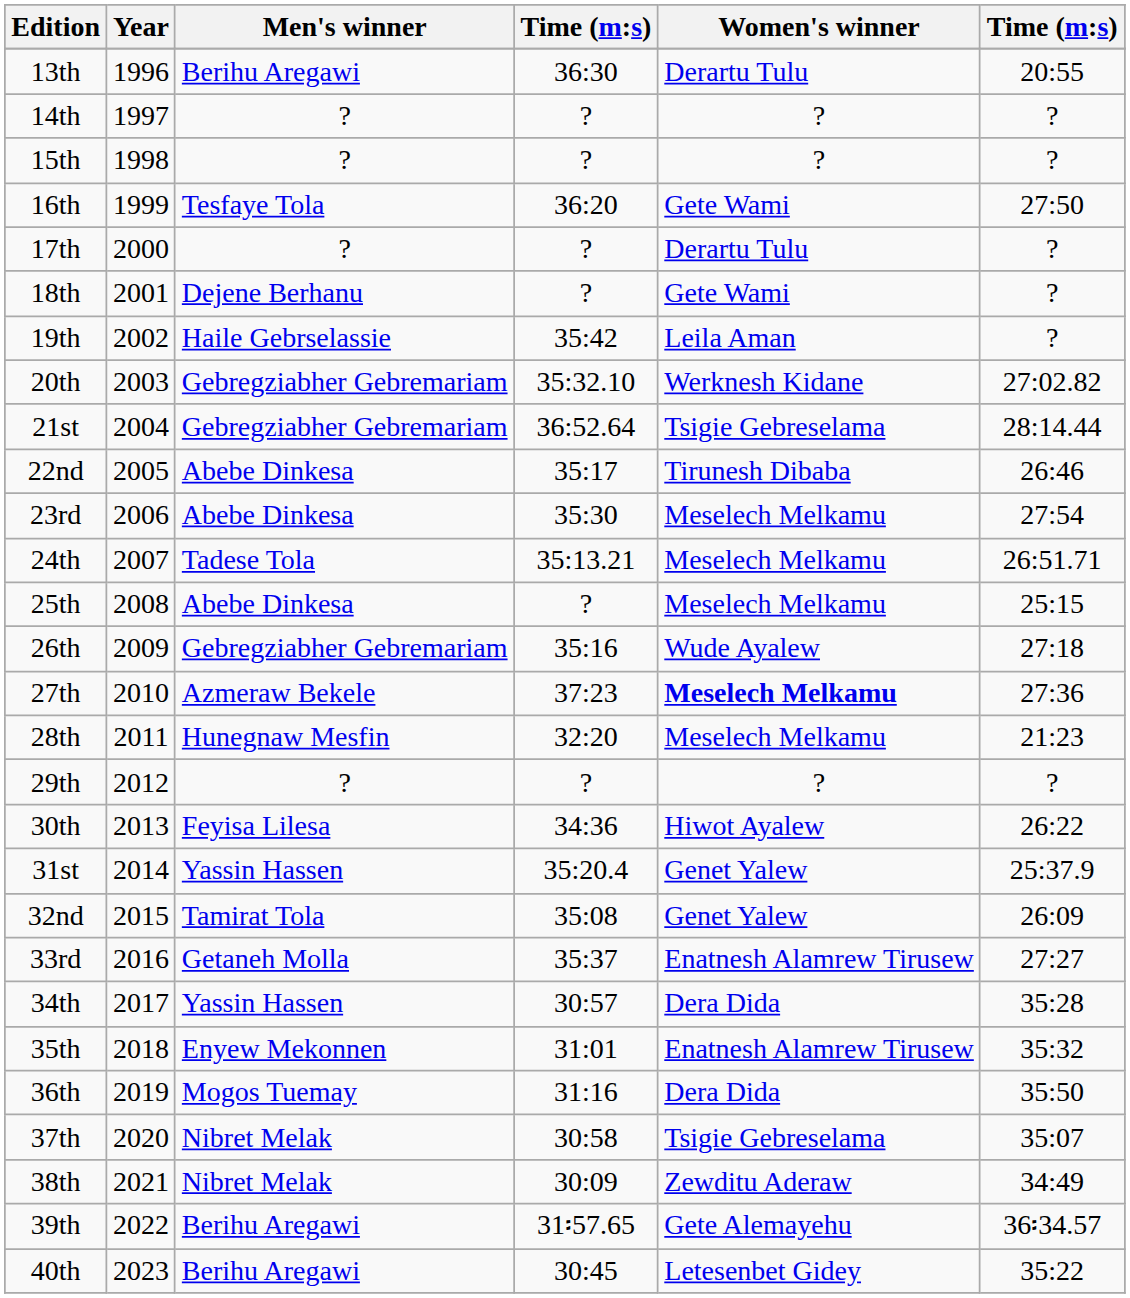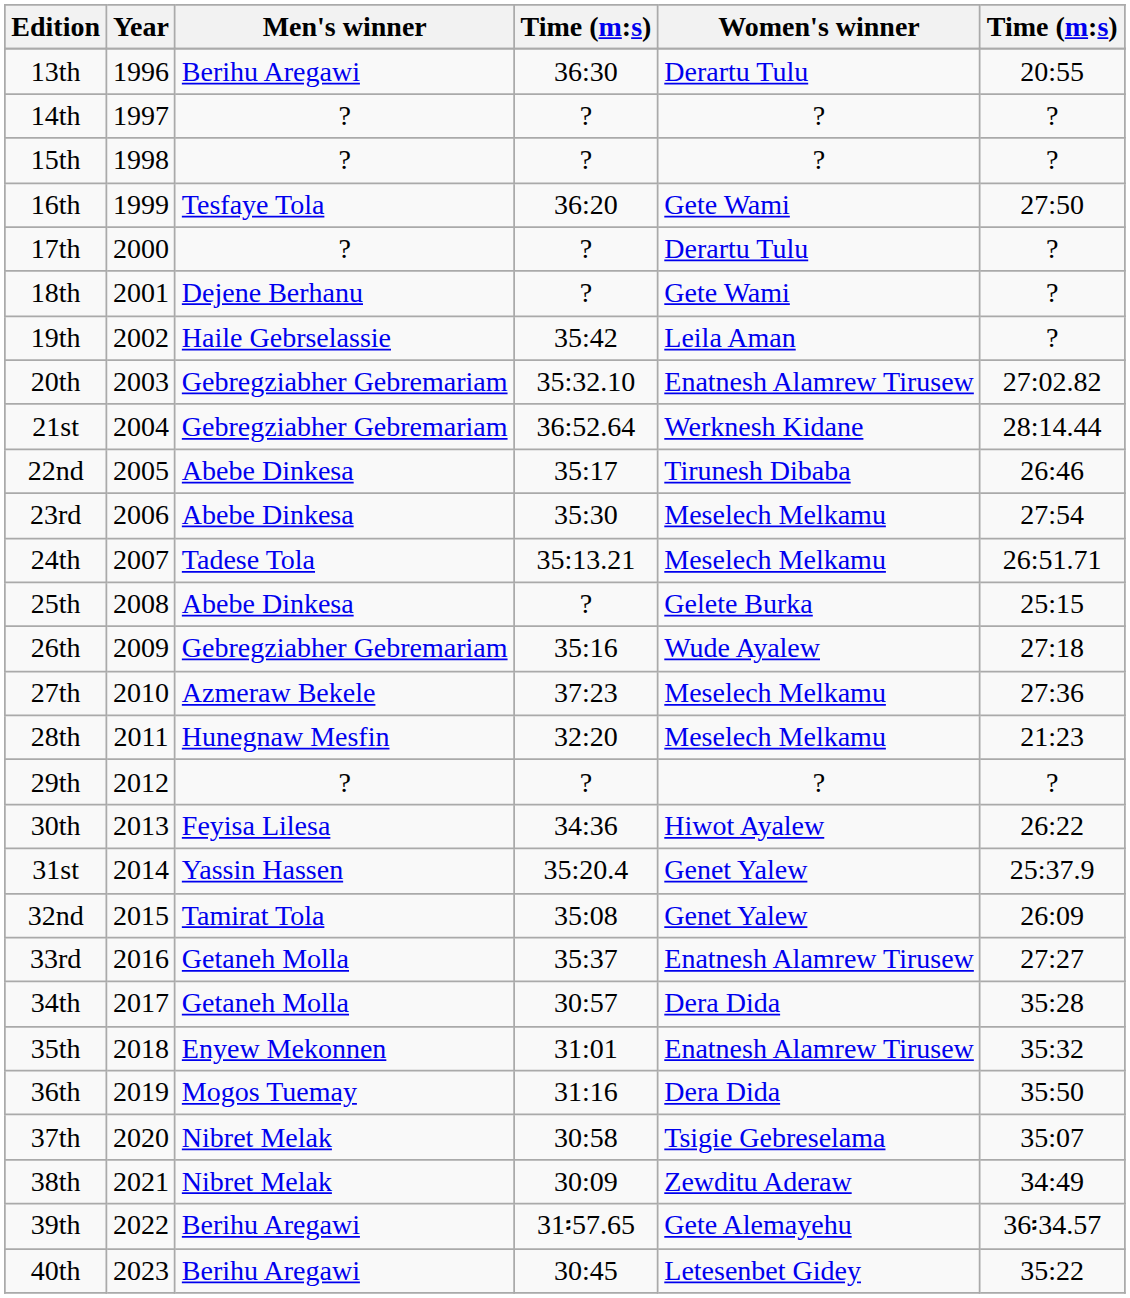(764, 381) Werknesh Kidane -> (819, 381) Enatnesh Alamrew Tirusew
(775, 426) Tsigie Gebreselama -> (764, 426) Werknesh Kidane
(775, 603) Meselech Melkamu -> (739, 603) Gelete Burka
(781, 692) bold -> (775, 692) normal
(262, 1003) Yassin Hassen -> (265, 1003) Getaneh Molla
